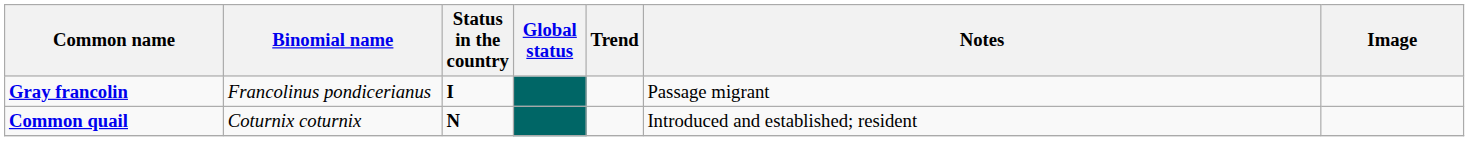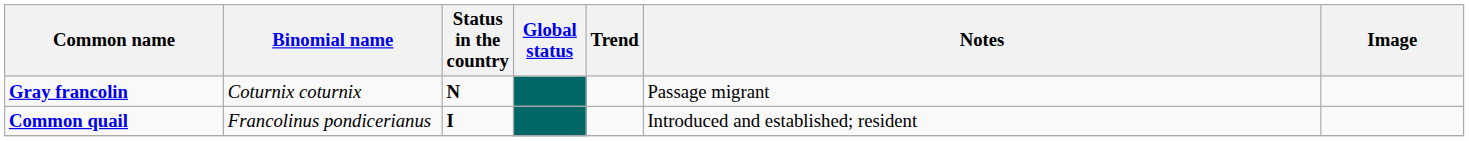(329, 91) Francolinus pondicerianus -> (295, 91) Coturnix coturnix
(450, 91) I -> (453, 91) N
(295, 120) Coturnix coturnix -> (329, 120) Francolinus pondicerianus
(453, 120) N -> (450, 120) I
